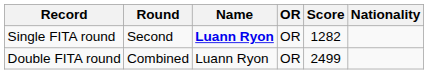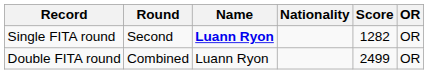columns swapped: (386, 15) <-> (290, 15)
